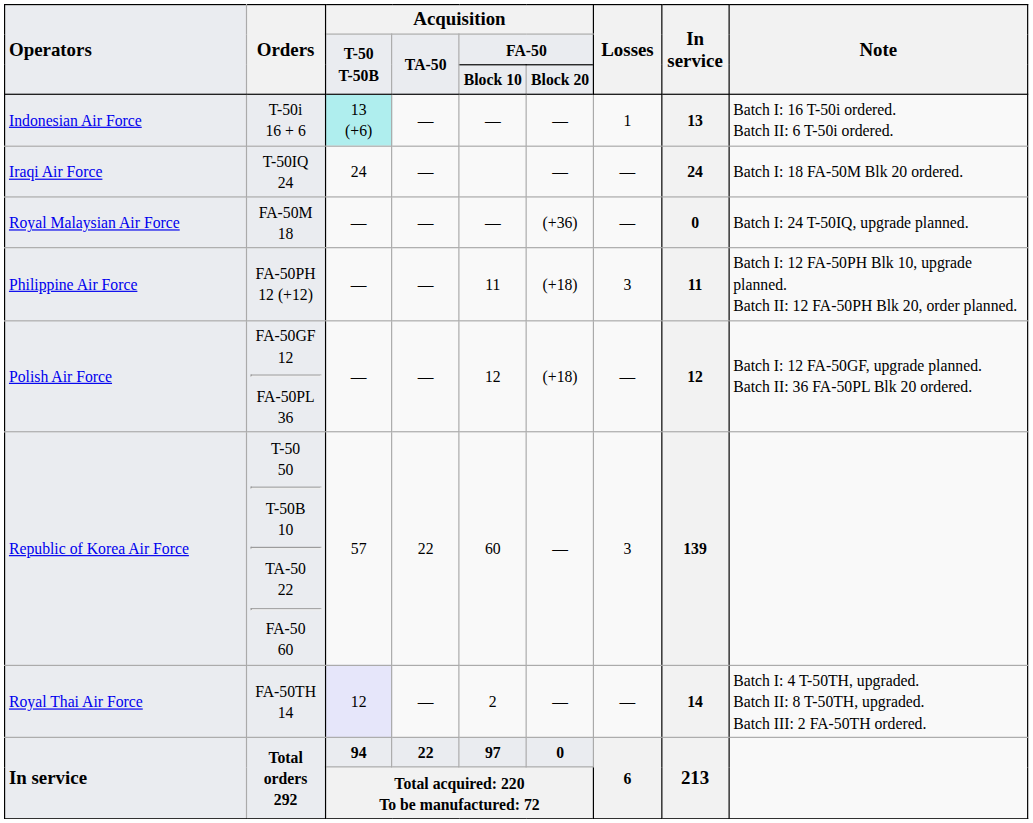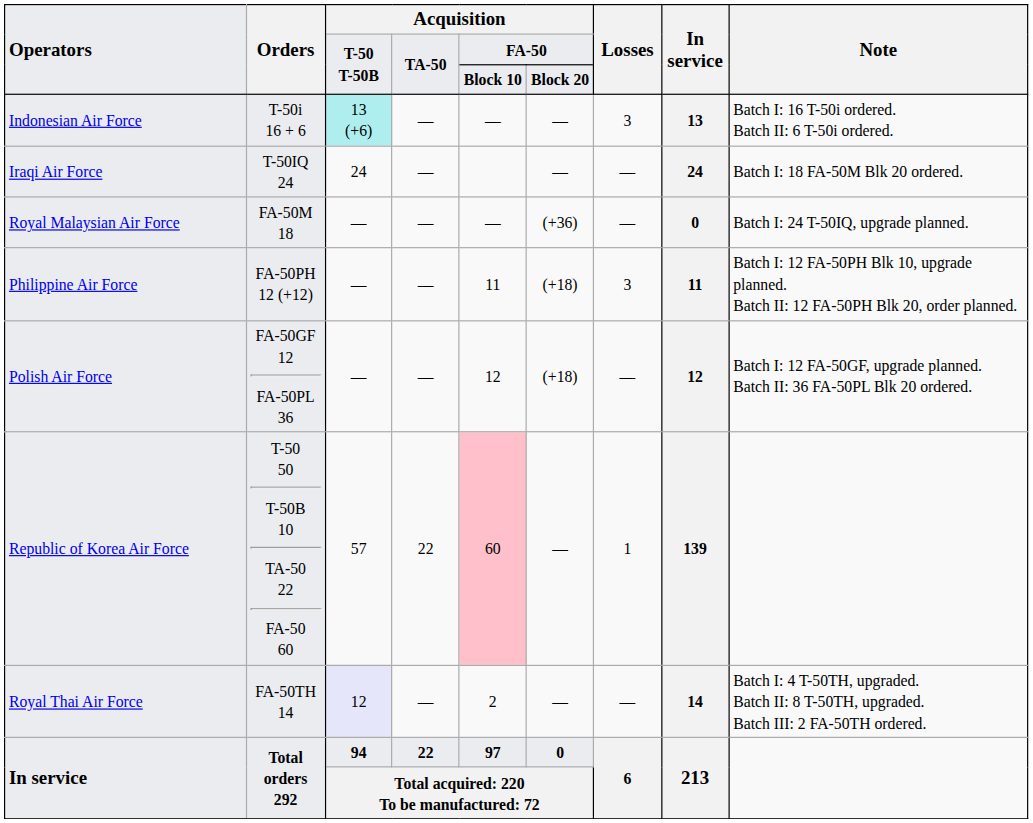(627, 121) 1 -> (627, 121) 3
(493, 549) no background -> (493, 549) pink background
(627, 549) 3 -> (627, 549) 1
